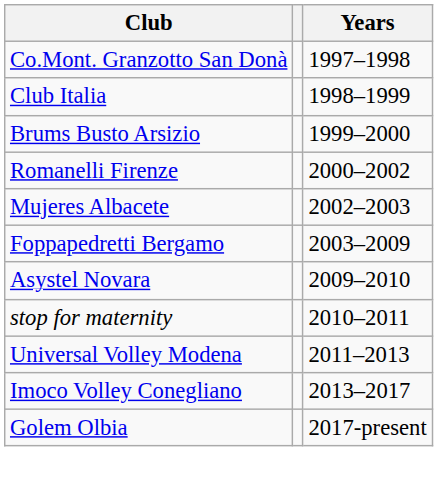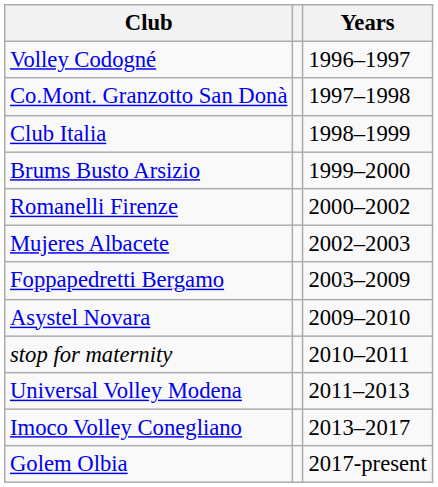+ row: (83, 59)
